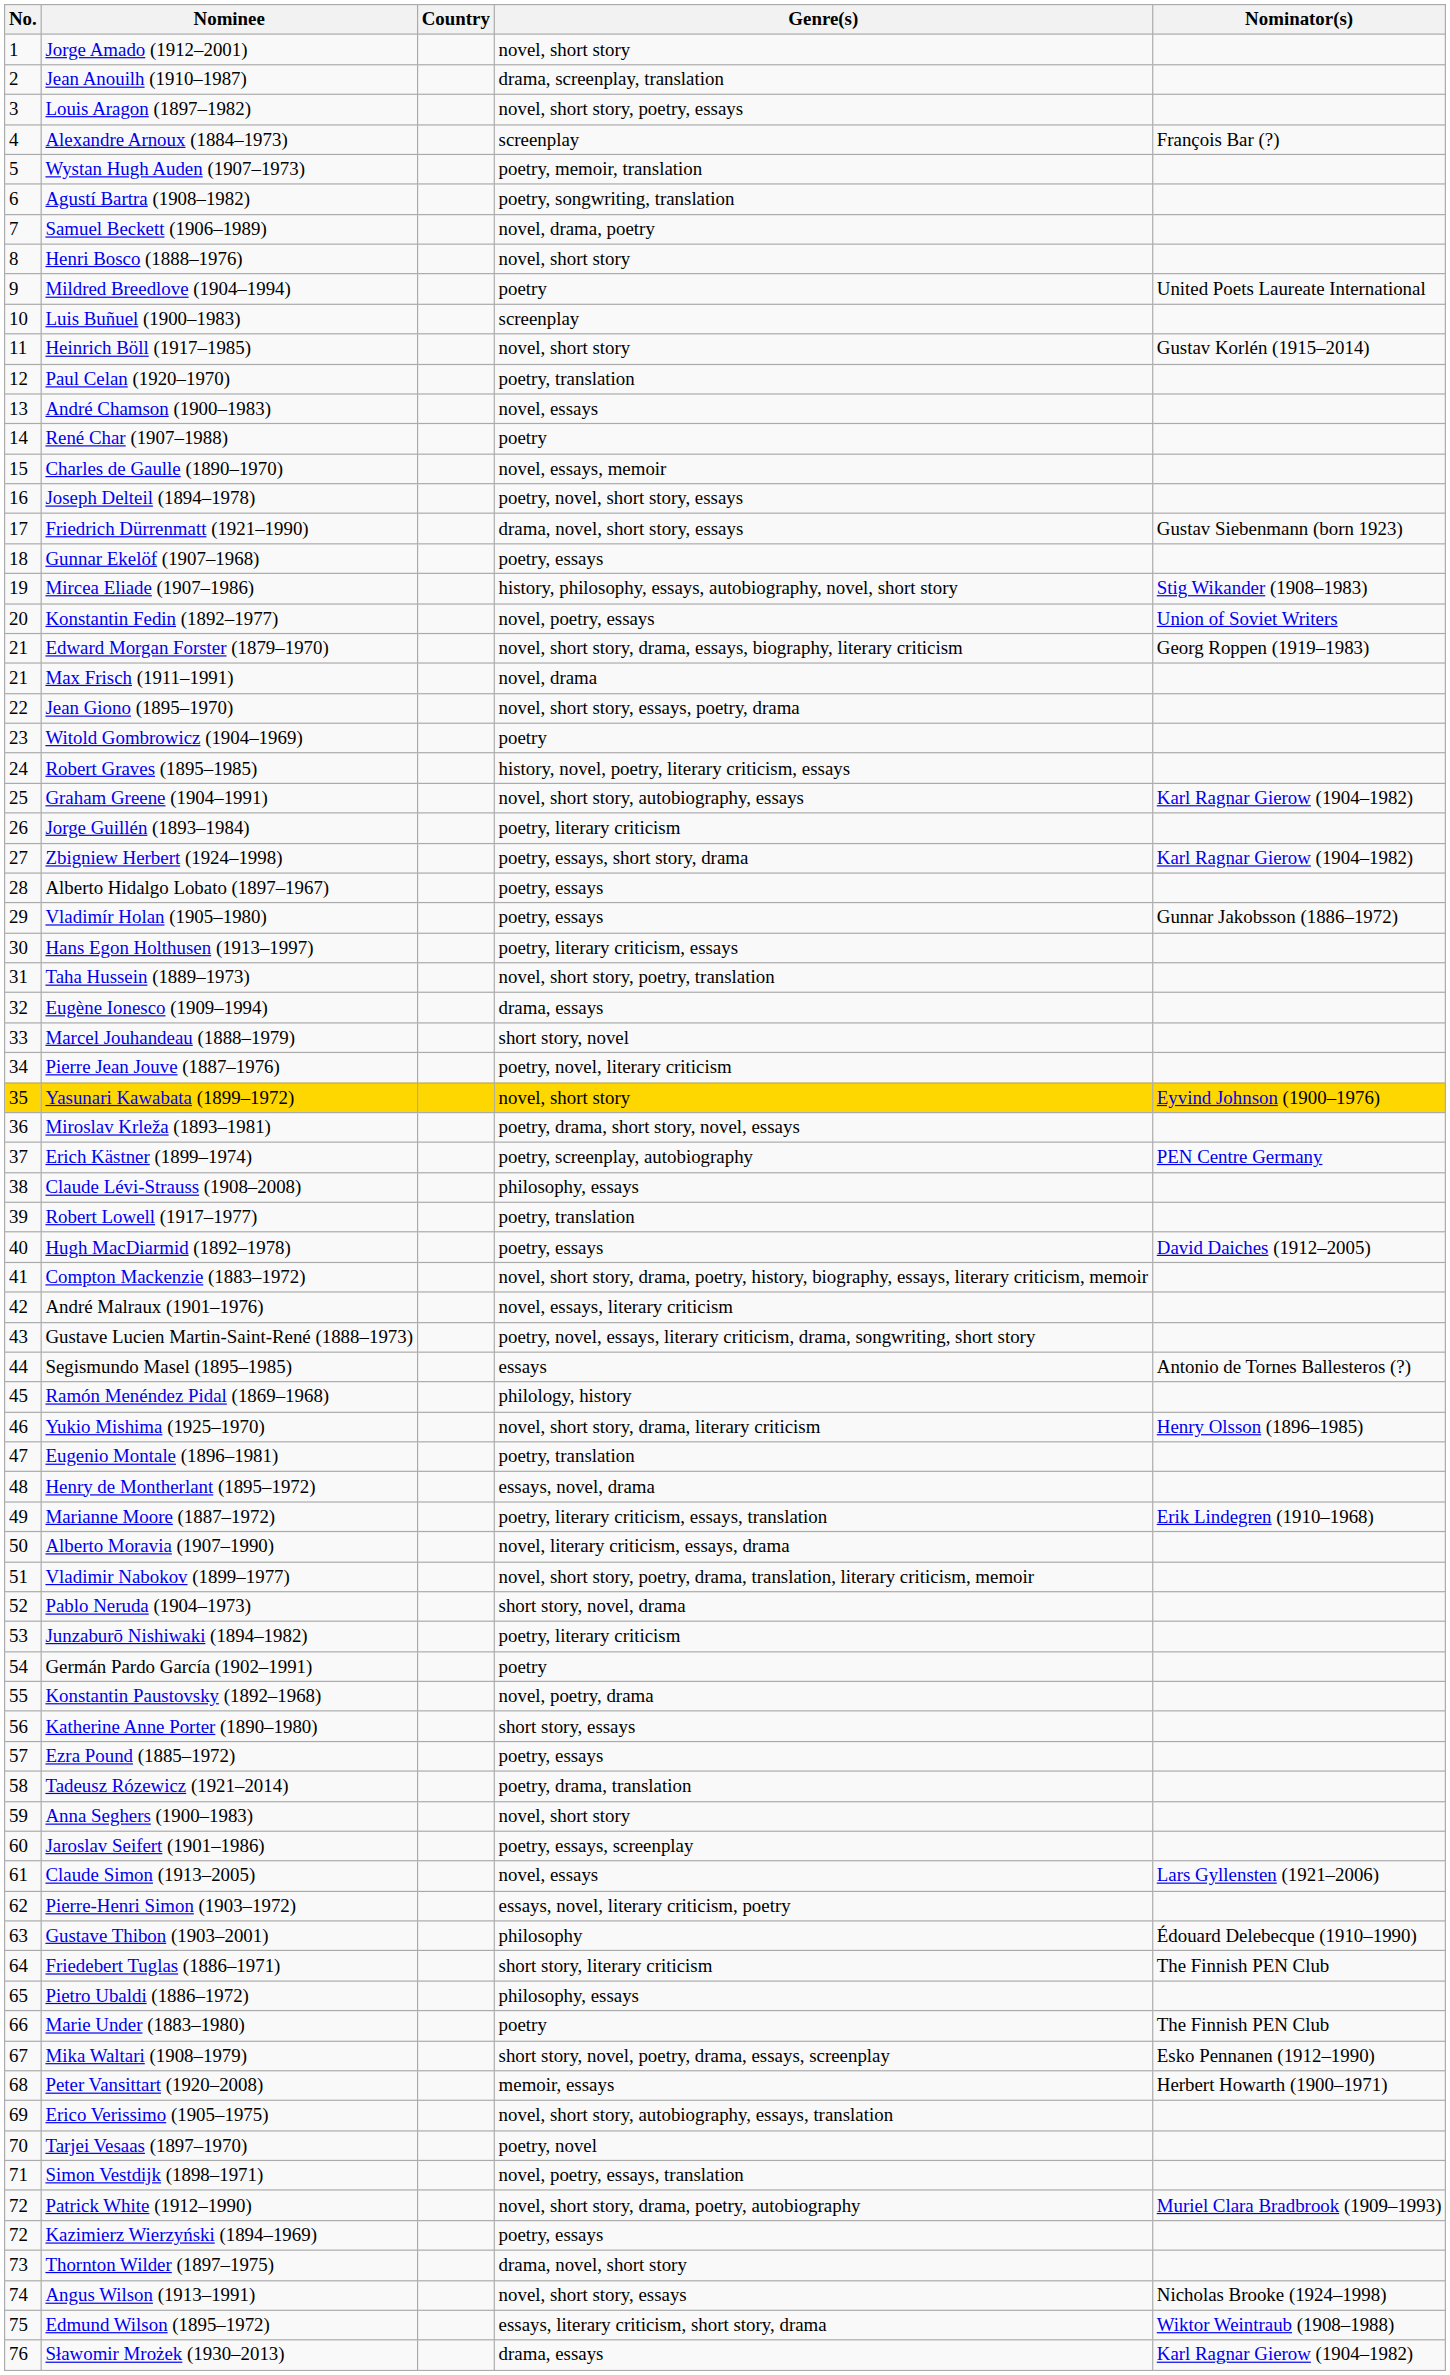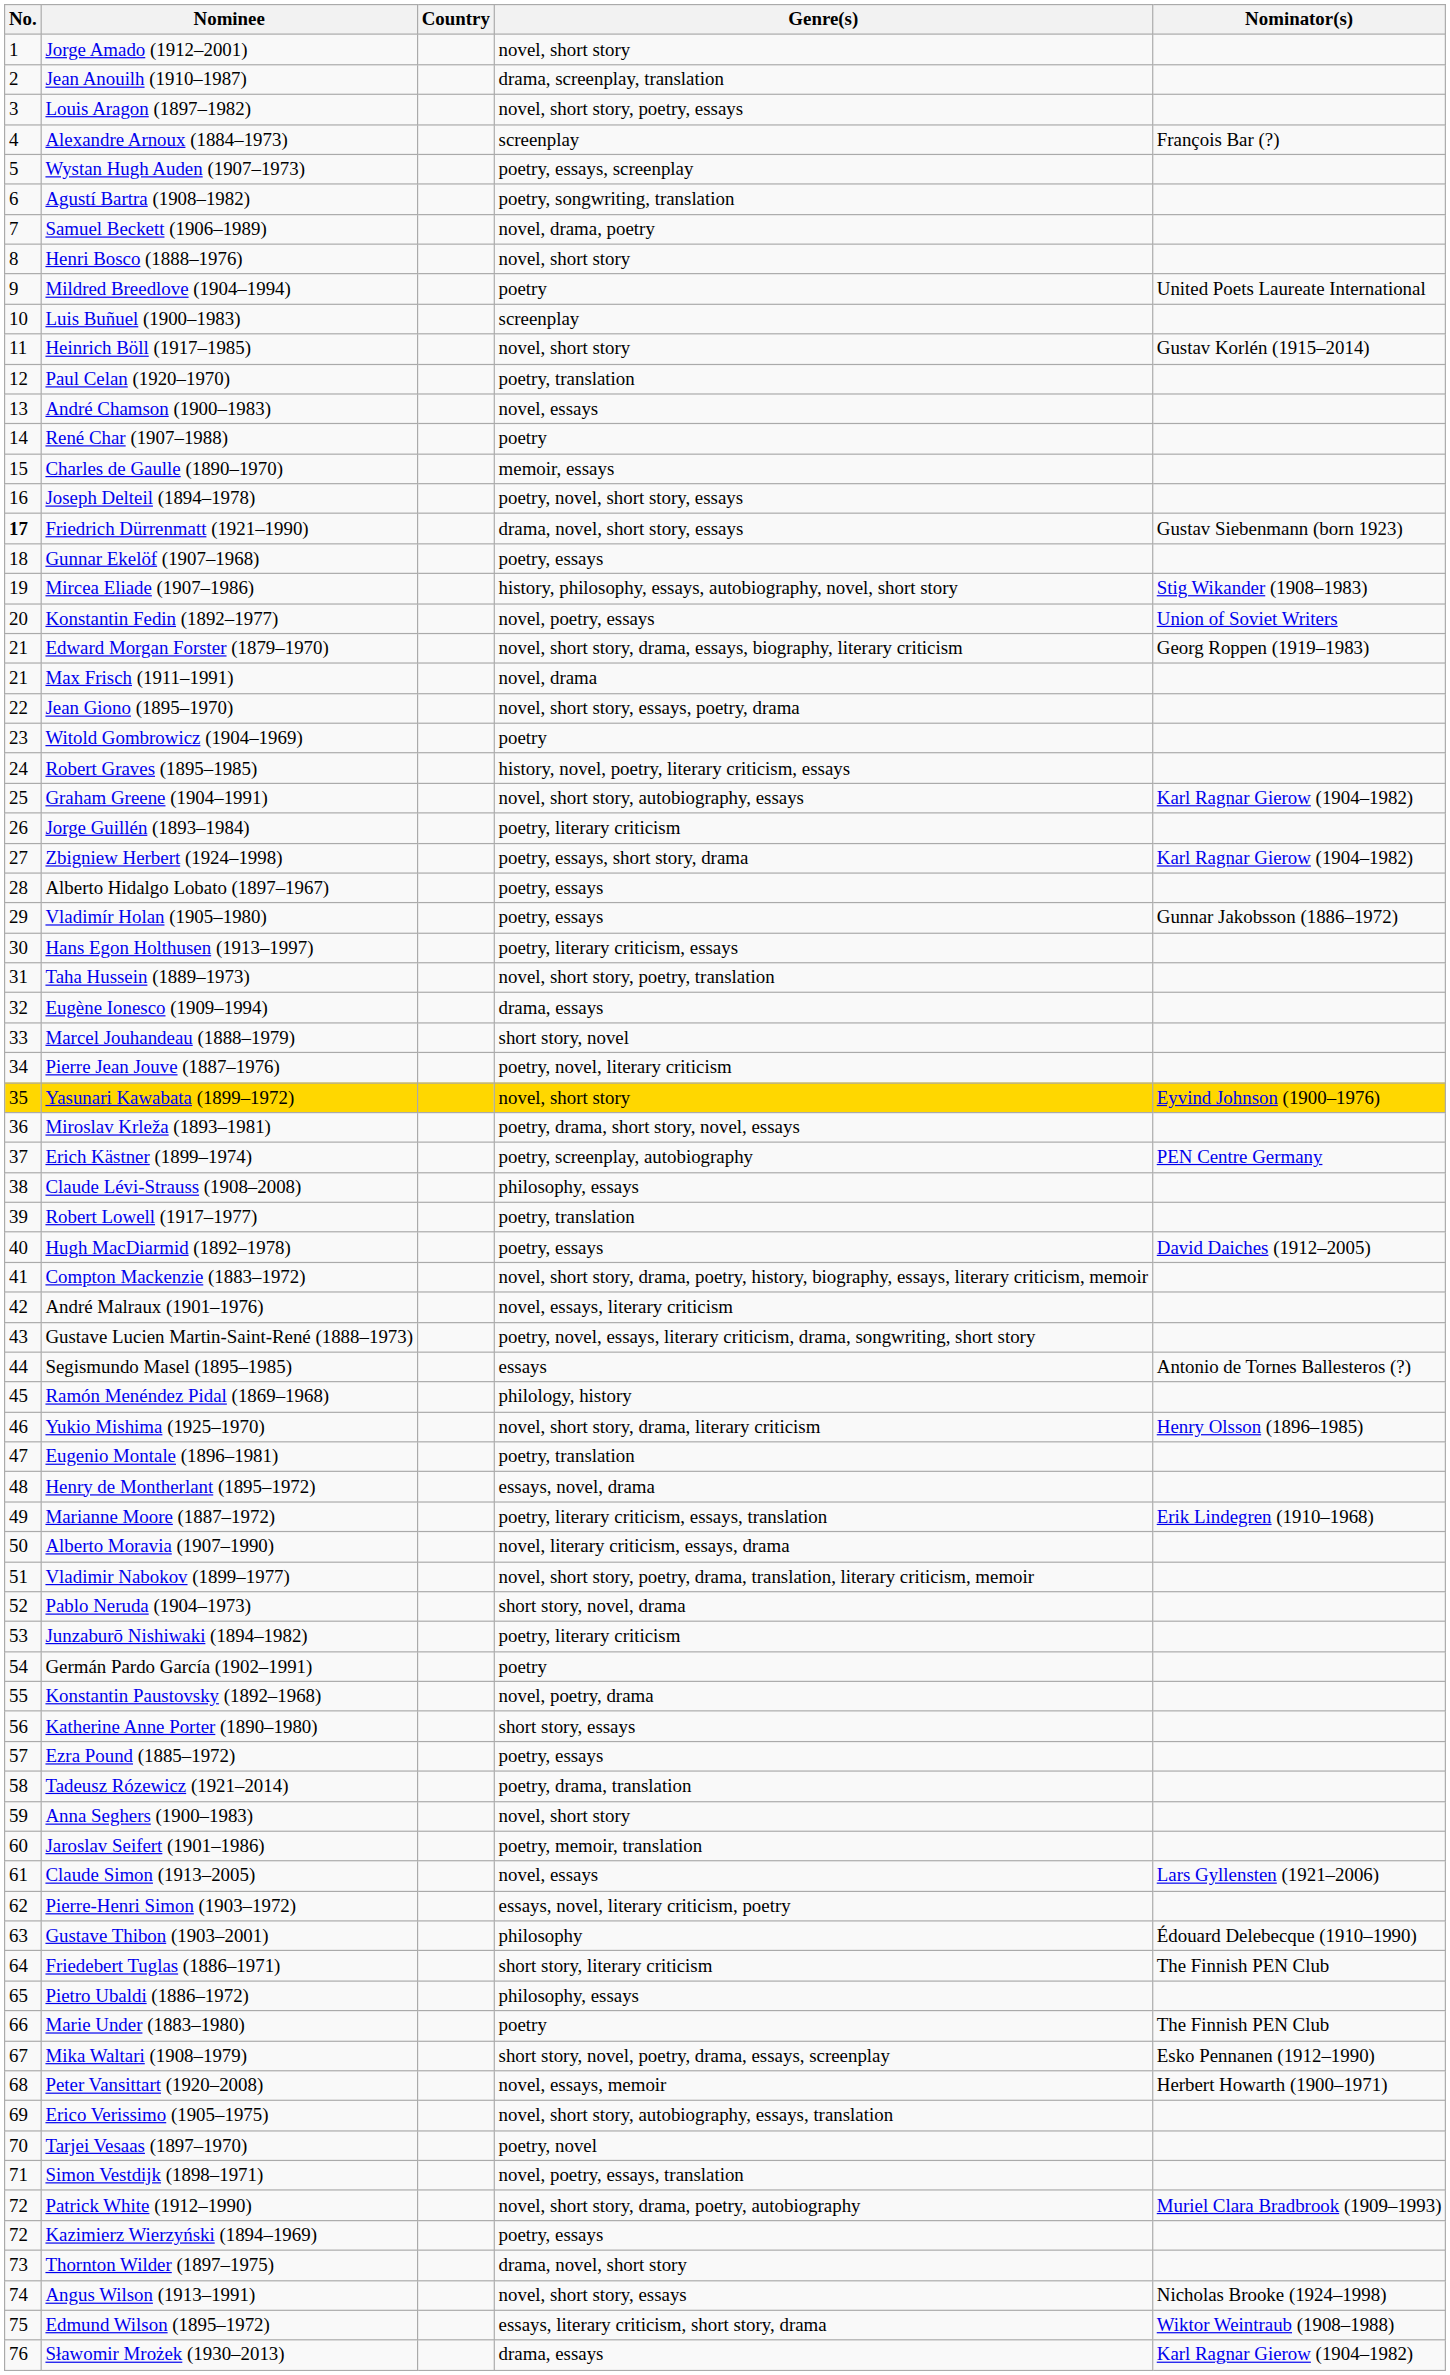(600, 169) poetry, memoir, translation -> (596, 169) poetry, essays, screenplay
(582, 468) novel, essays, memoir -> (556, 468) memoir, essays
(18, 528) normal -> (18, 528) bold
(596, 1845) poetry, essays, screenplay -> (600, 1845) poetry, memoir, translation
(556, 2085) memoir, essays -> (582, 2085) novel, essays, memoir
